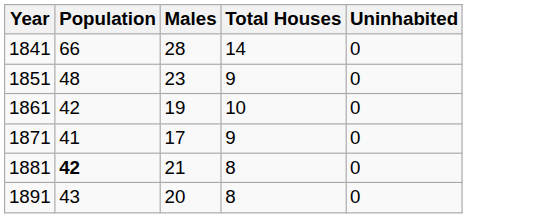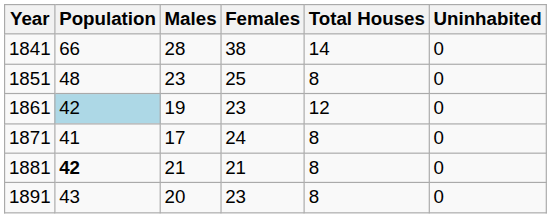+ column: (263, 19)
(230, 78) 9 -> (314, 78) 8
(70, 108) no background -> (70, 108) lightblue background
(236, 108) 10 -> (319, 108) 12
(230, 138) 9 -> (314, 138) 8
